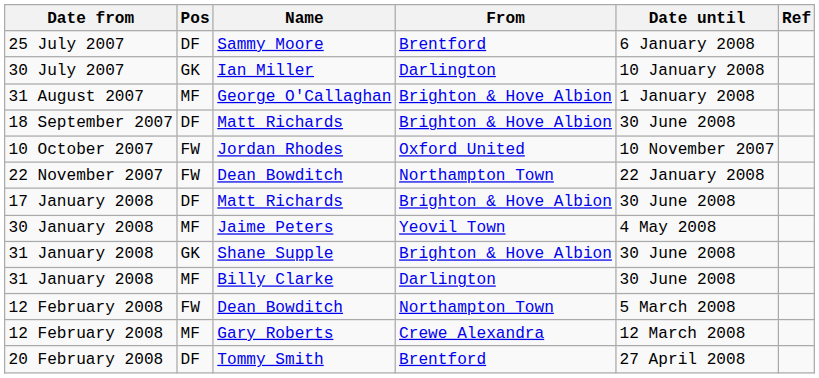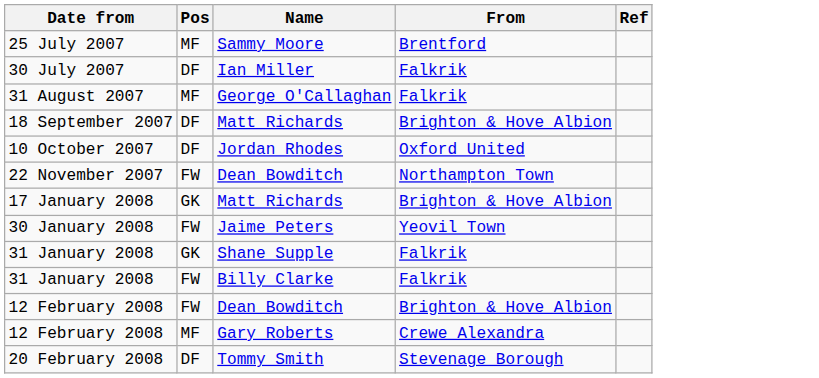- column: (697, 18)
(190, 44) DF -> (190, 44) MF
(190, 70) GK -> (190, 70) DF
(447, 70) Darlington -> (433, 70) Falkrik
(506, 97) Brighton & Hove Albion -> (433, 97) Falkrik
(190, 149) FW -> (190, 149) DF
(190, 202) DF -> (190, 202) GK
(190, 228) MF -> (190, 228) FW
(506, 254) Brighton & Hove Albion -> (433, 254) Falkrik
(190, 280) MF -> (190, 280) FW
(447, 280) Darlington -> (433, 280) Falkrik
(476, 307) Northampton Town -> (506, 307) Brighton & Hove Albion
(443, 359) Brentford -> (481, 359) Stevenage Borough
